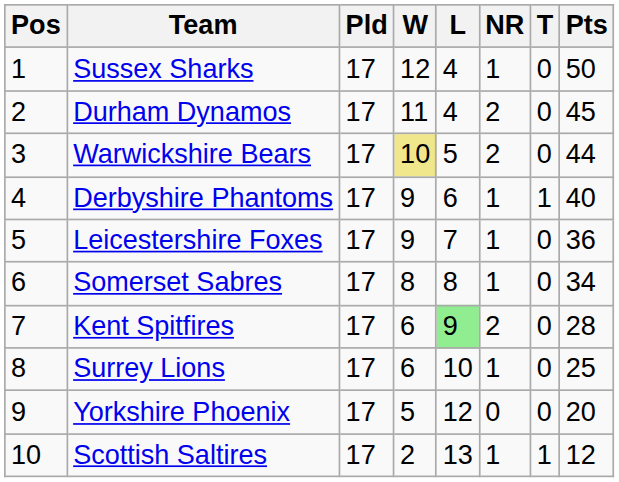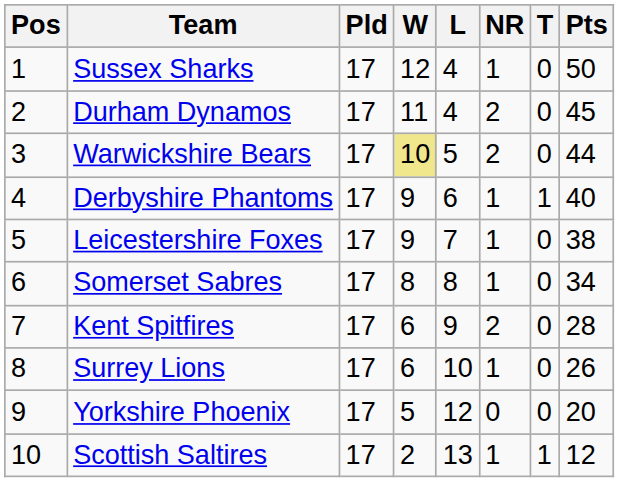(581, 240) 36 -> (581, 240) 38
(450, 326) lightgreen background -> (450, 326) no background
(581, 369) 25 -> (581, 369) 26
